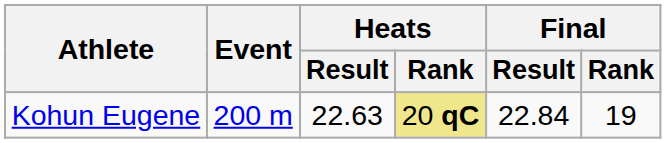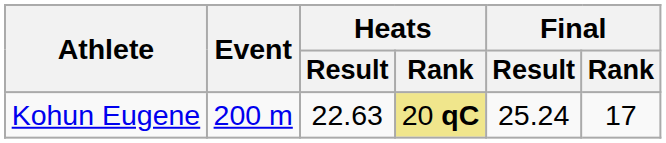(534, 115) 22.84 -> (534, 115) 25.24
(621, 115) 19 -> (621, 115) 17
